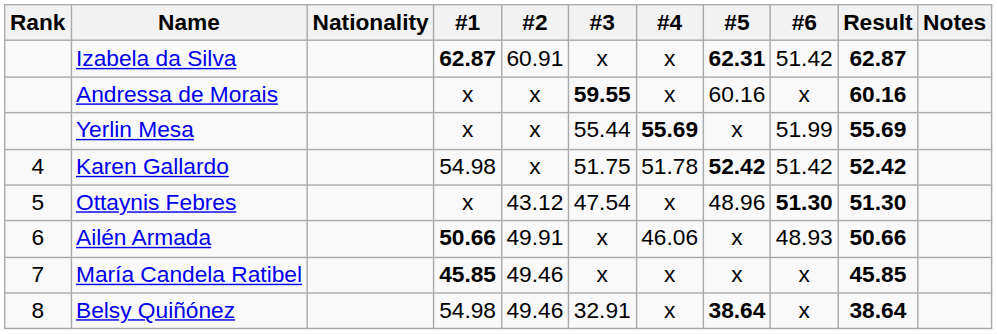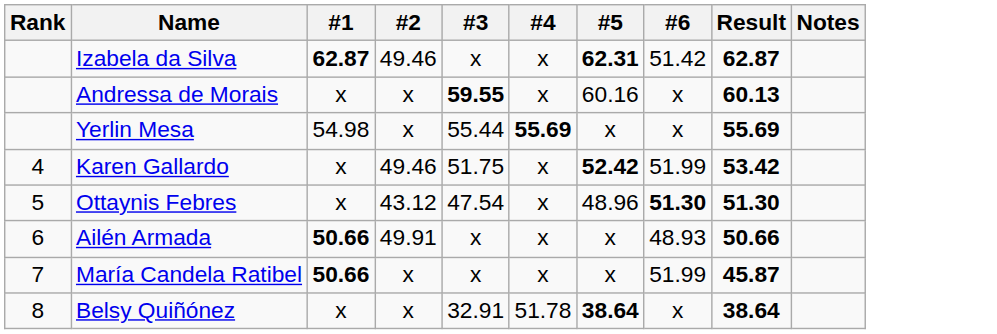- column: (371, 22)
(535, 58) 60.91 -> (408, 58) 49.46
(878, 94) 60.16 -> (751, 94) 60.13
(468, 130) x -> (341, 130) 54.98
(804, 130) 51.99 -> (678, 130) x
(468, 166) 54.98 -> (341, 166) x
(535, 166) x -> (408, 166) 49.46
(670, 166) 51.78 -> (543, 166) x
(804, 166) 51.42 -> (678, 166) 51.99
(878, 166) 52.42 -> (751, 166) 53.42
(670, 238) 46.06 -> (543, 238) x
(468, 274) 45.85 -> (341, 274) 50.66
(535, 274) 49.46 -> (408, 274) x
(804, 274) x -> (678, 274) 51.99
(878, 274) 45.85 -> (751, 274) 45.87
(468, 310) 54.98 -> (341, 310) x
(535, 310) 49.46 -> (408, 310) x
(670, 310) x -> (543, 310) 51.78
